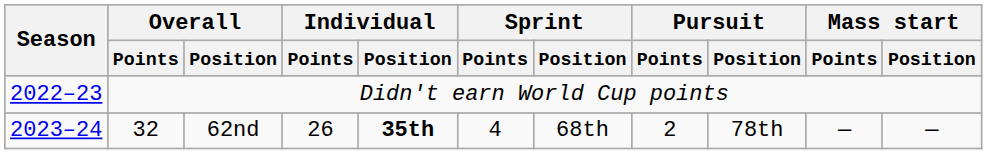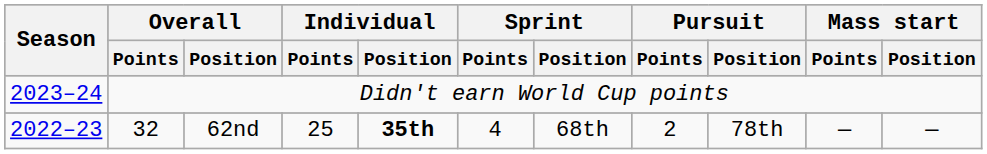(56, 94) 2022–23 -> (56, 94) 2023–24
(56, 130) 2023–24 -> (56, 130) 2022–23
(320, 130) 26 -> (320, 130) 25
